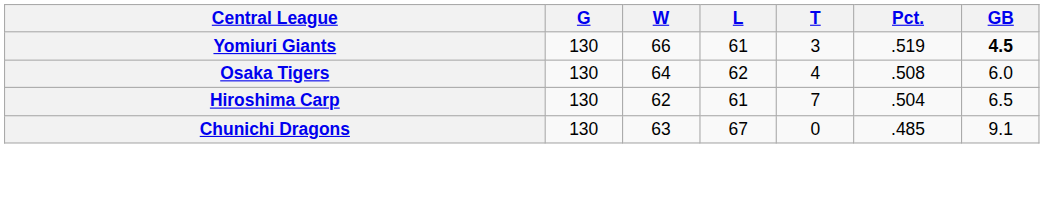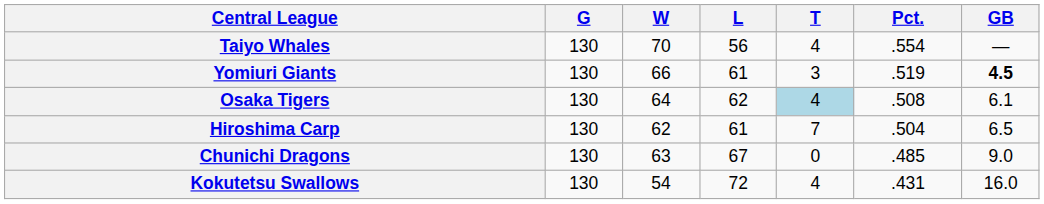+ row: (275, 45)
(815, 73) no background -> (815, 101) lightblue background
(1001, 73) 6.0 -> (1001, 101) 6.1
(1001, 128) 9.1 -> (1001, 156) 9.0
+ row: (275, 184)
